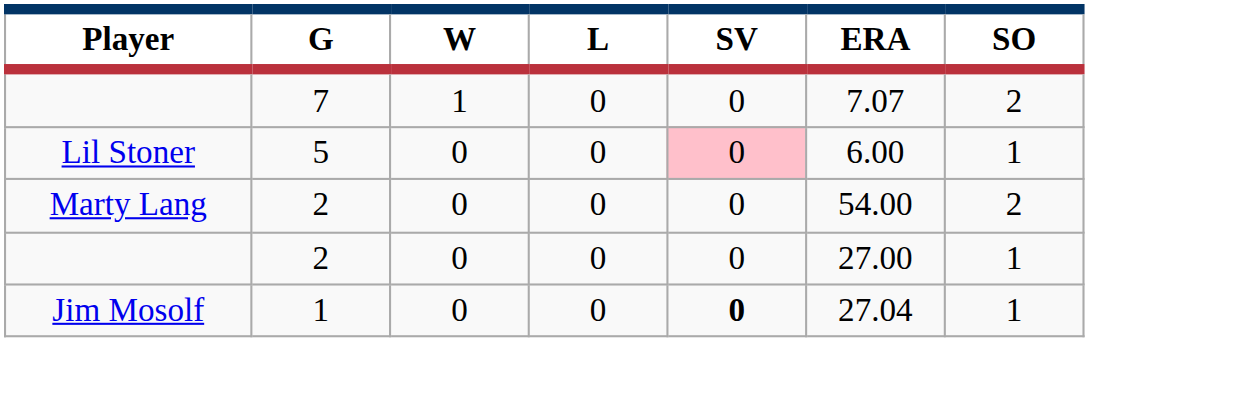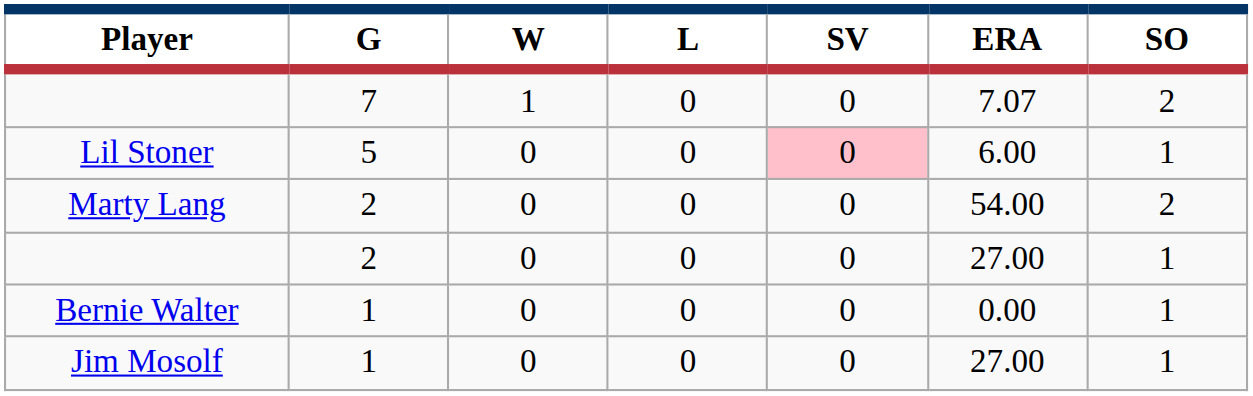+ row: (147, 309)
(737, 309) bold -> (848, 362) normal
(875, 309) 27.04 -> (1007, 362) 27.00
